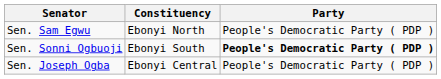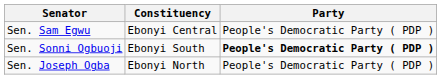(166, 30) Ebonyi North -> (172, 30) Ebonyi Central
(172, 65) Ebonyi Central -> (166, 65) Ebonyi North
